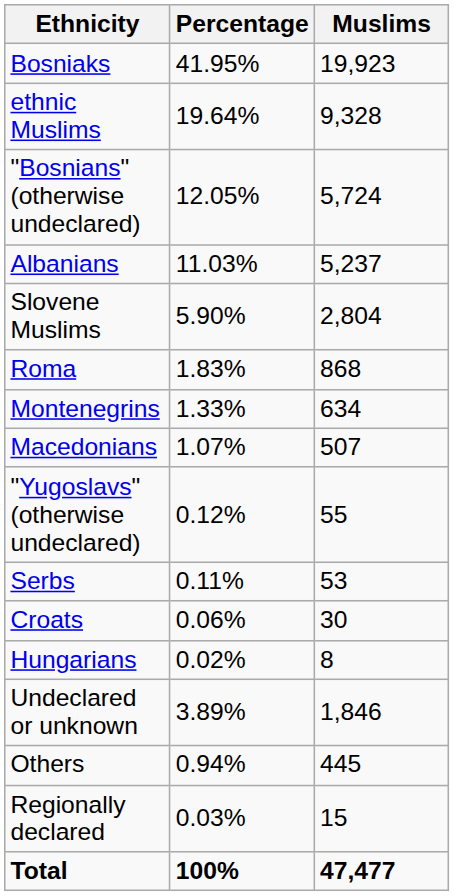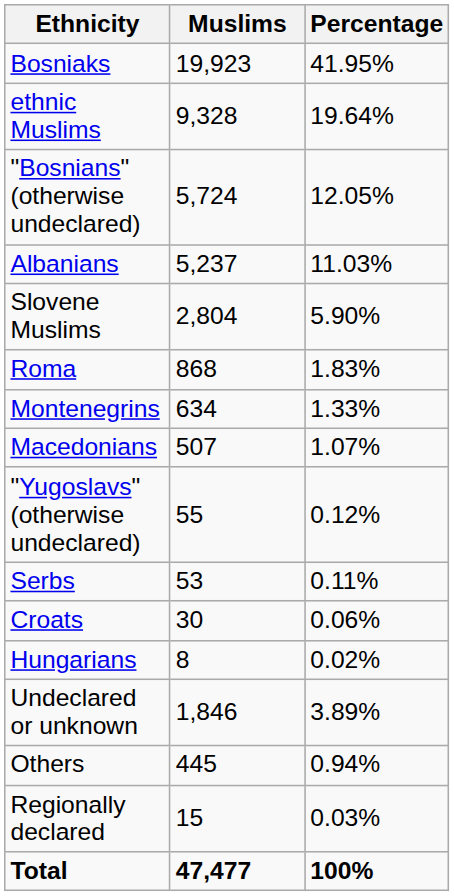columns swapped: (382, 24) <-> (242, 24)
